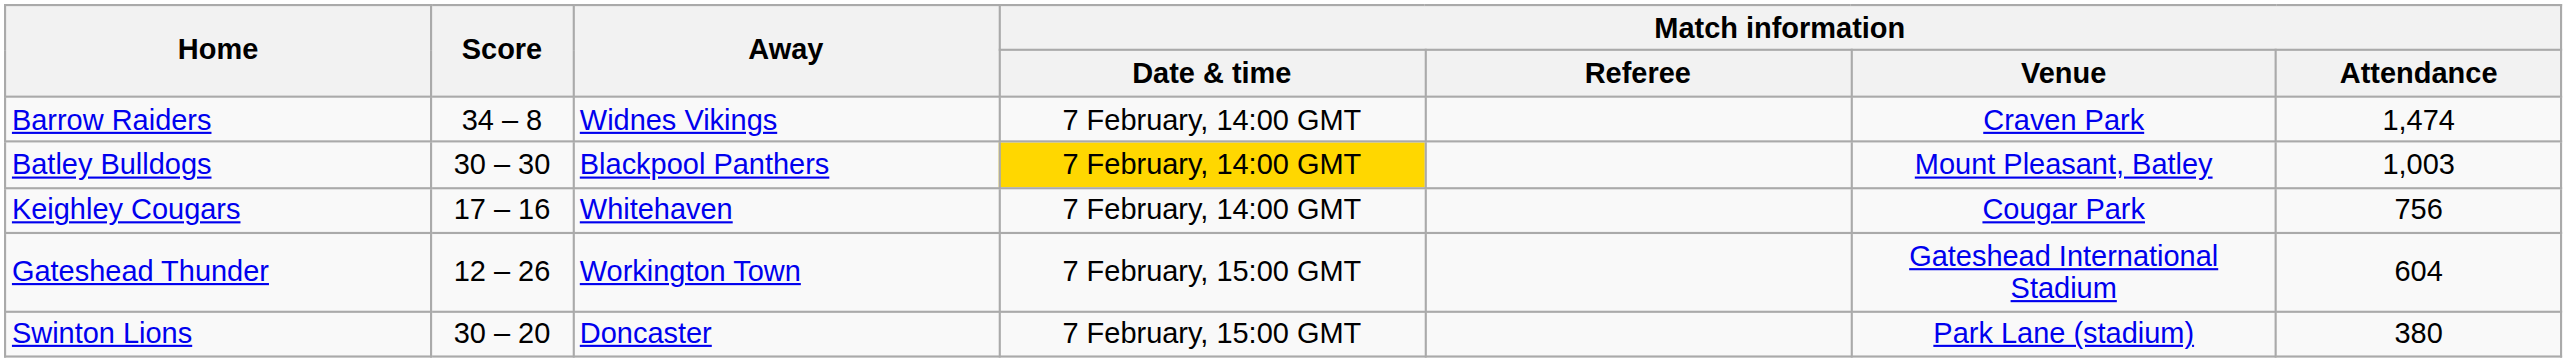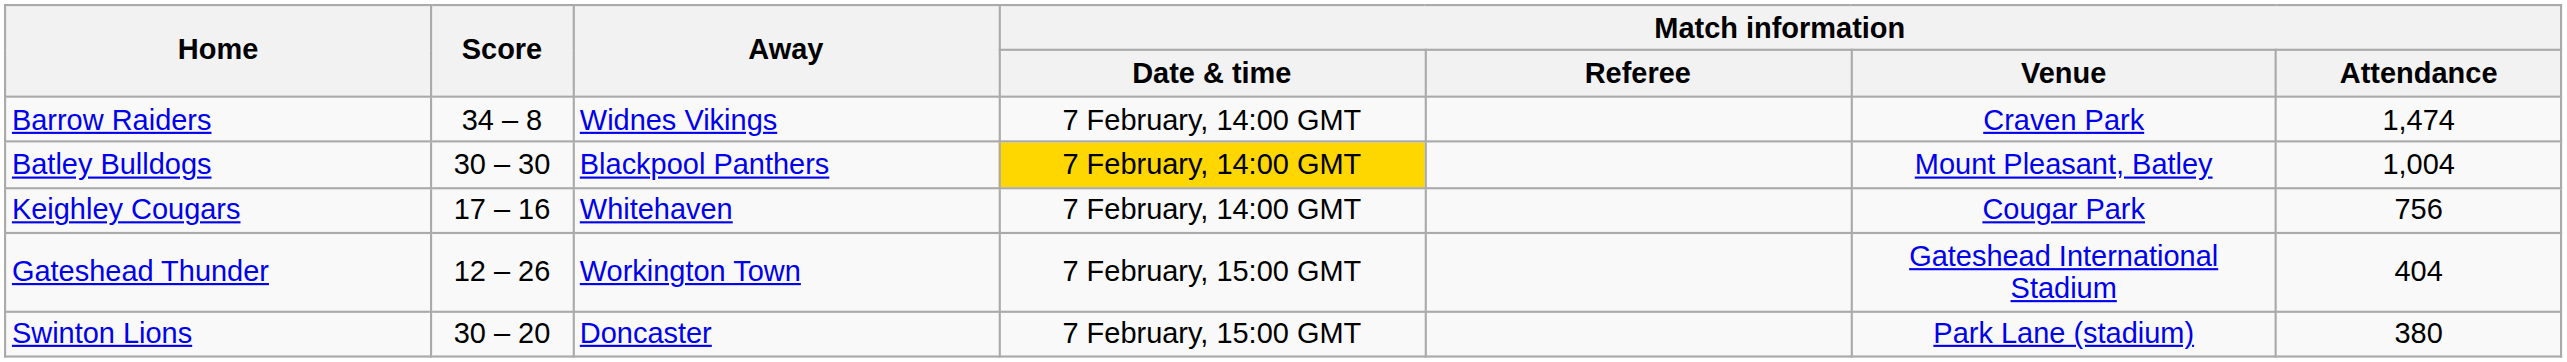(2419, 164) 1,003 -> (2419, 164) 1,004
(2419, 272) 604 -> (2419, 272) 404
